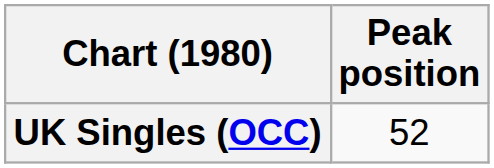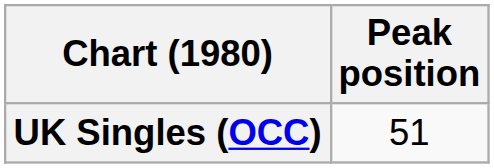(409, 132) 52 -> (409, 132) 51
